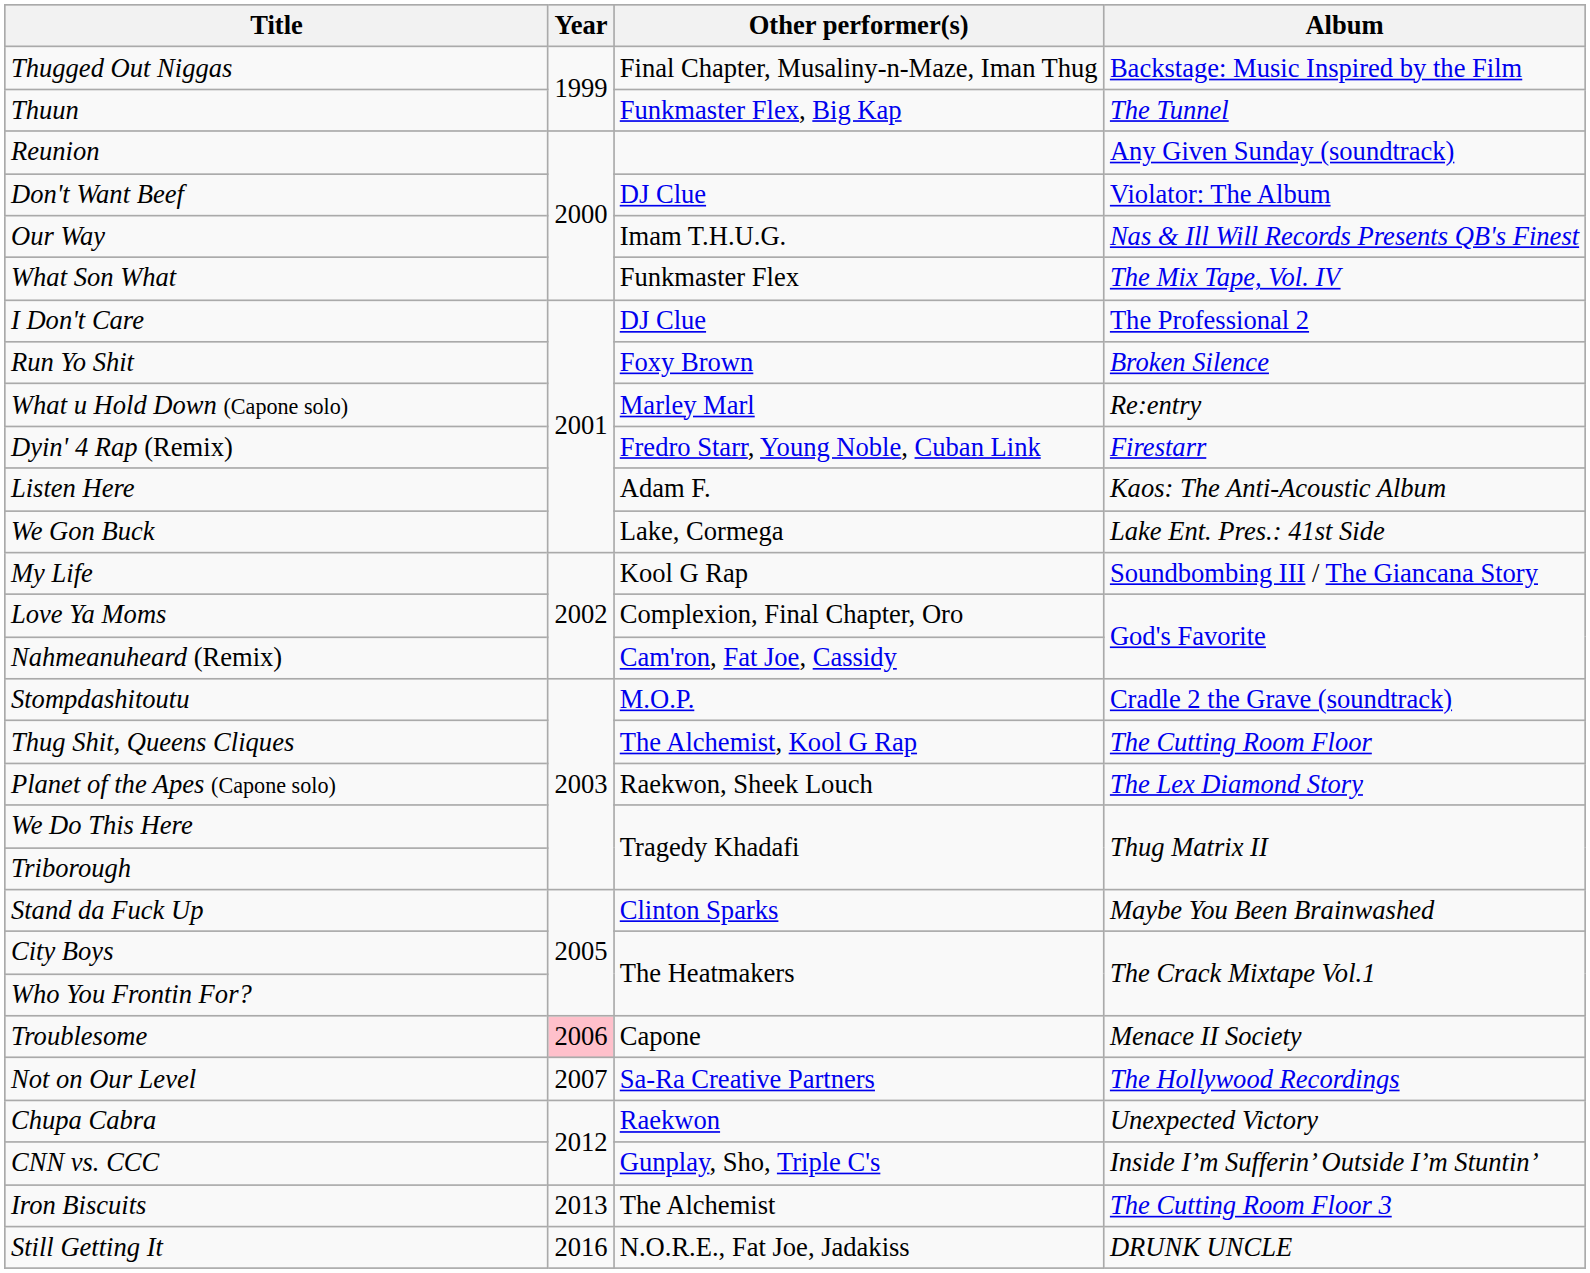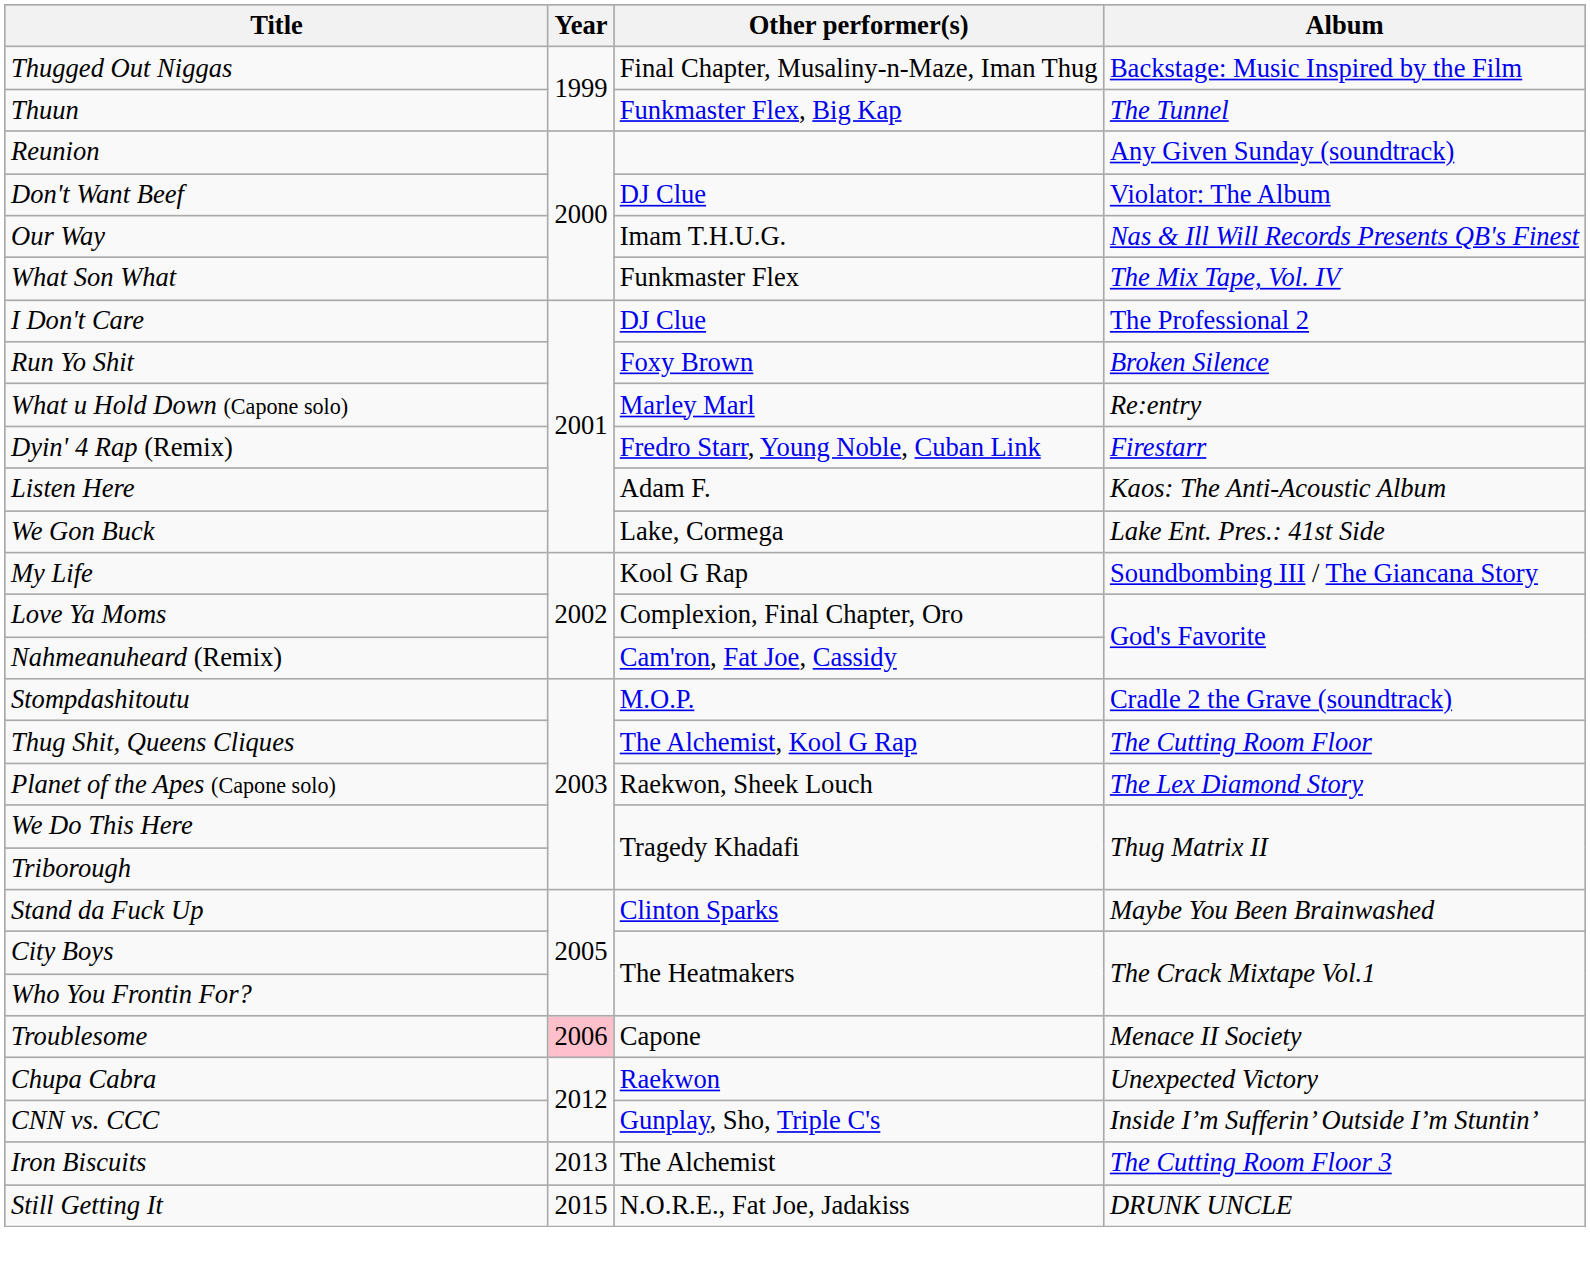- row: (104, 1078)
(581, 1247) 2016 -> (581, 1204) 2015
